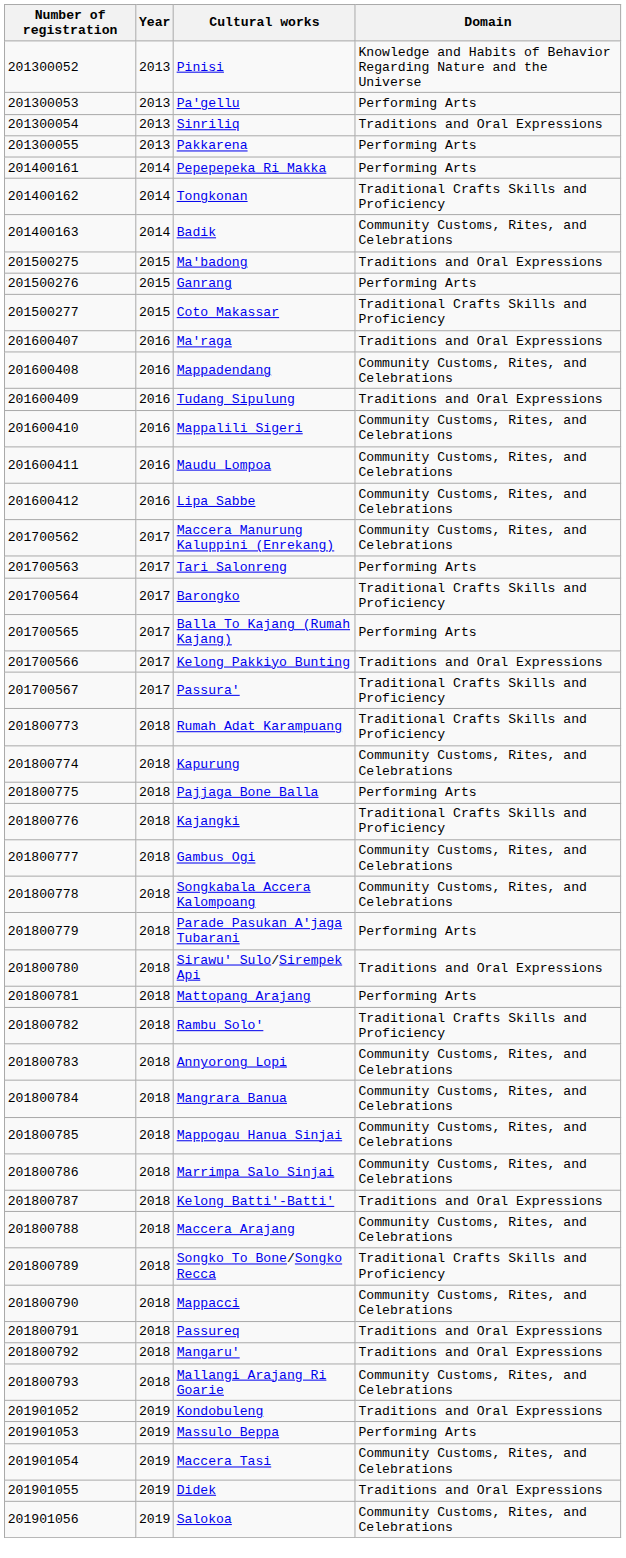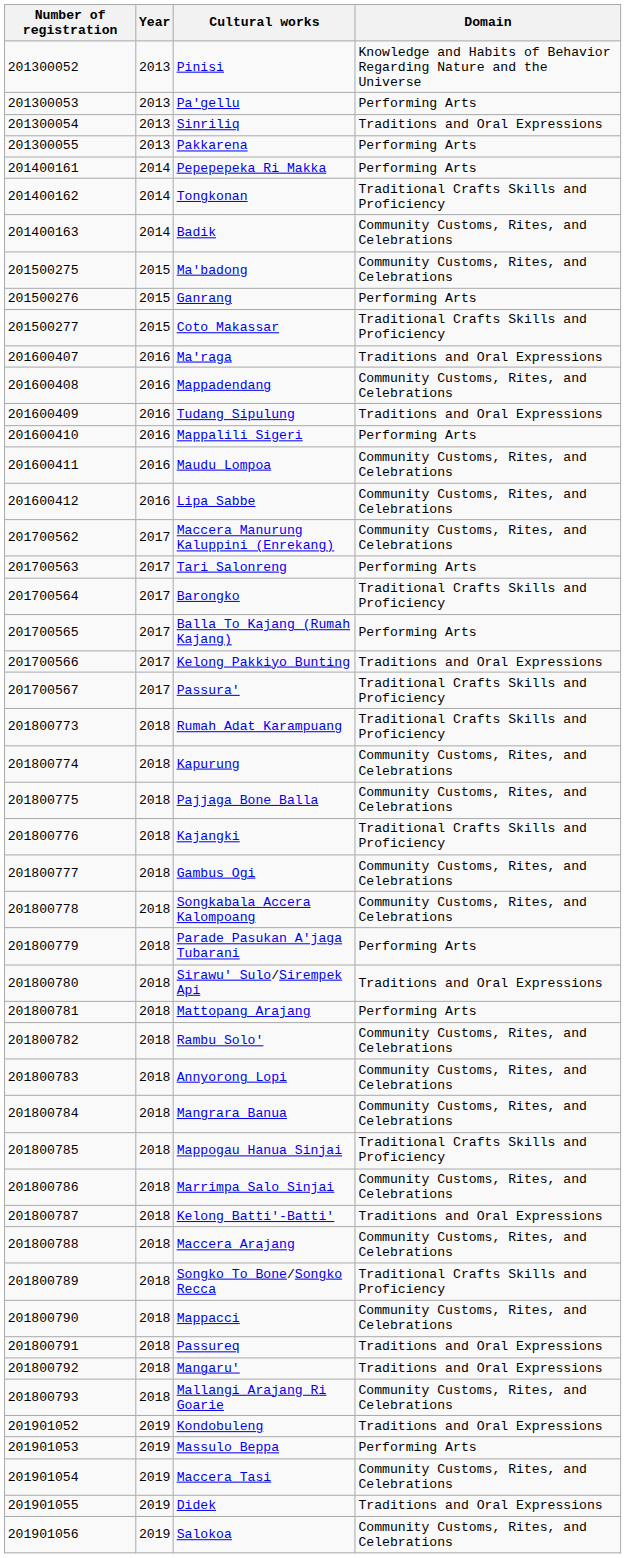(481, 262) Traditions and Oral Expressions -> (473, 270) Community Customs, Rites, and Celebrations
(473, 428) Community Customs, Rites, and Celebrations -> (418, 436) Performing Arts
(418, 793) Performing Arts -> (473, 800) Community Customs, Rites, and Celebrations
(473, 1026) Traditional Crafts Skills and Proficiency -> (473, 1041) Community Customs, Rites, and Celebrations
(473, 1135) Community Customs, Rites, and Celebrations -> (473, 1151) Traditional Crafts Skills and Proficiency
